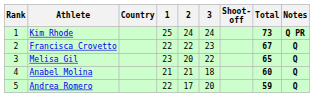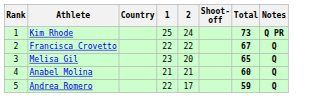- column: (210, 16)
